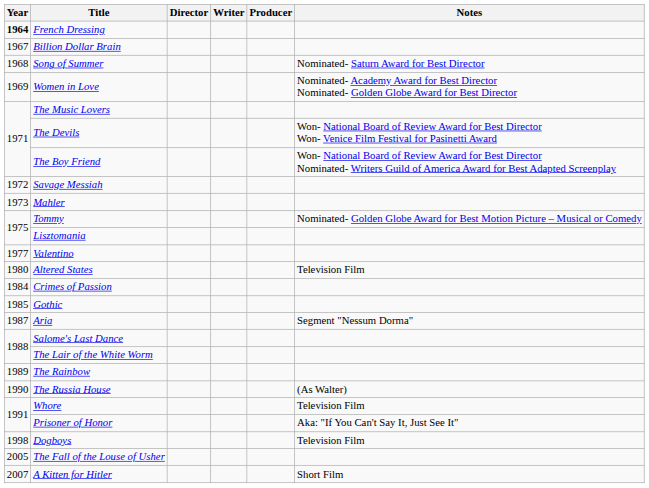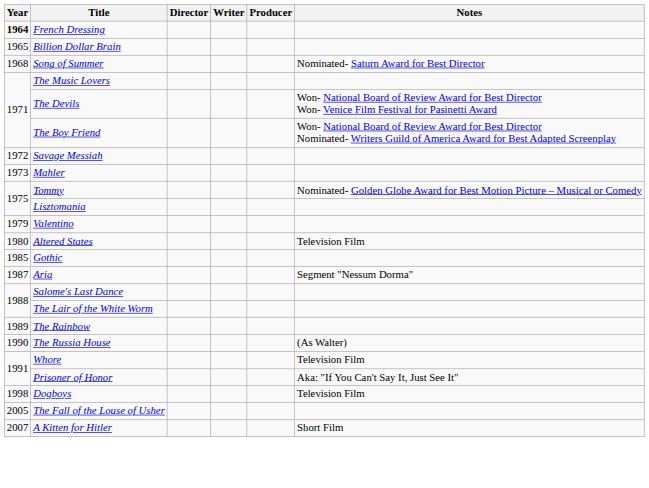(18, 47) 1967 -> (18, 47) 1965
- row: (66, 87)
(18, 253) 1977 -> (18, 224) 1979
- row: (72, 287)
